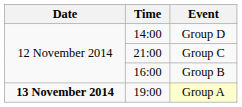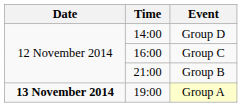(148, 53) 21:00 -> (148, 53) 16:00
(148, 72) 16:00 -> (148, 72) 21:00
